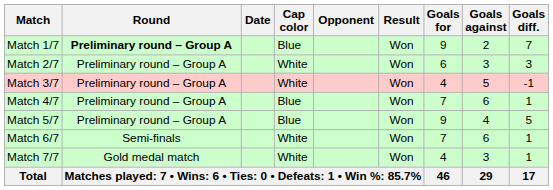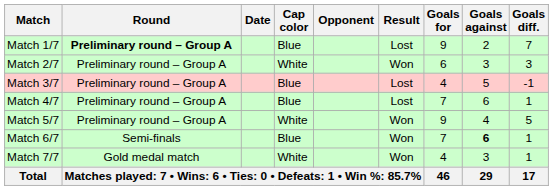(402, 45) Won -> (402, 45) Lost
(293, 82) White -> (289, 82) Blue
(402, 82) Won -> (402, 82) Lost
(402, 101) Won -> (402, 101) Lost
(289, 120) Blue -> (293, 120) White
(293, 138) White -> (289, 138) Blue
(486, 138) normal -> (486, 138) bold
